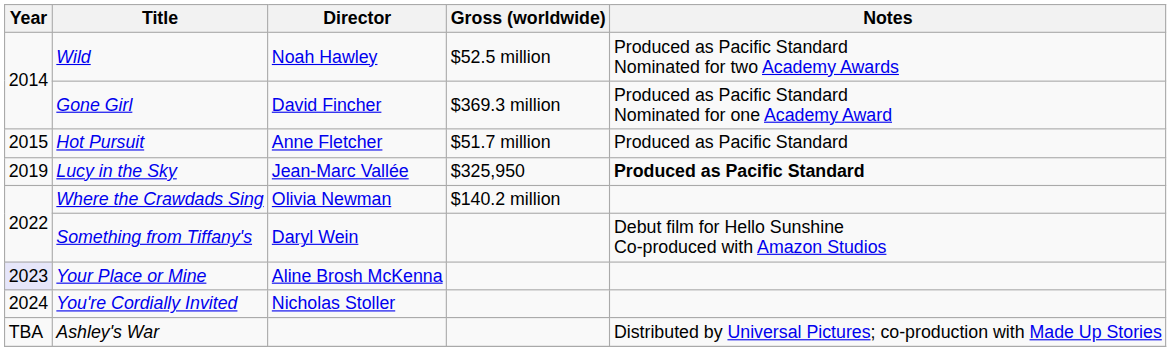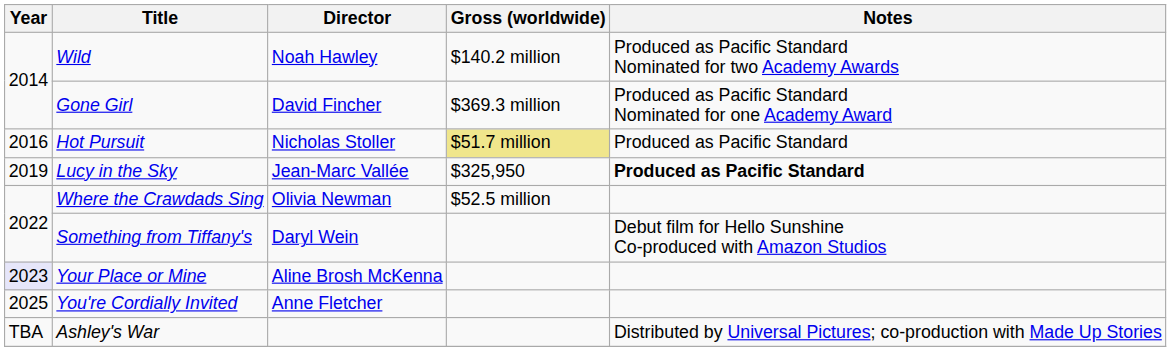(501, 56) $52.5 million -> (506, 56) $140.2 million
(28, 143) 2015 -> (28, 143) 2016
(327, 143) Anne Fletcher -> (334, 143) Nicholas Stoller
(501, 143) no background -> (501, 143) khaki background
(506, 199) $140.2 million -> (501, 199) $52.5 million
(28, 303) 2024 -> (28, 303) 2025
(334, 303) Nicholas Stoller -> (327, 303) Anne Fletcher
